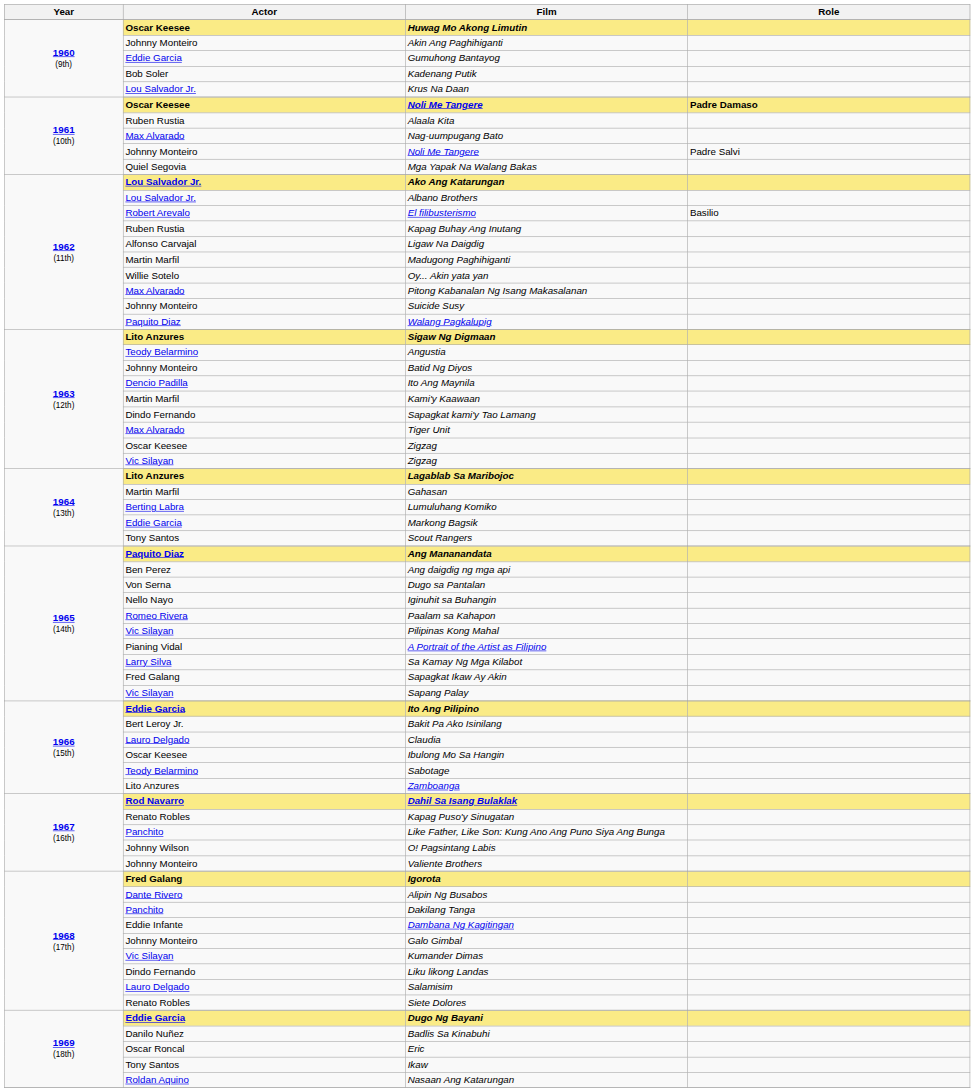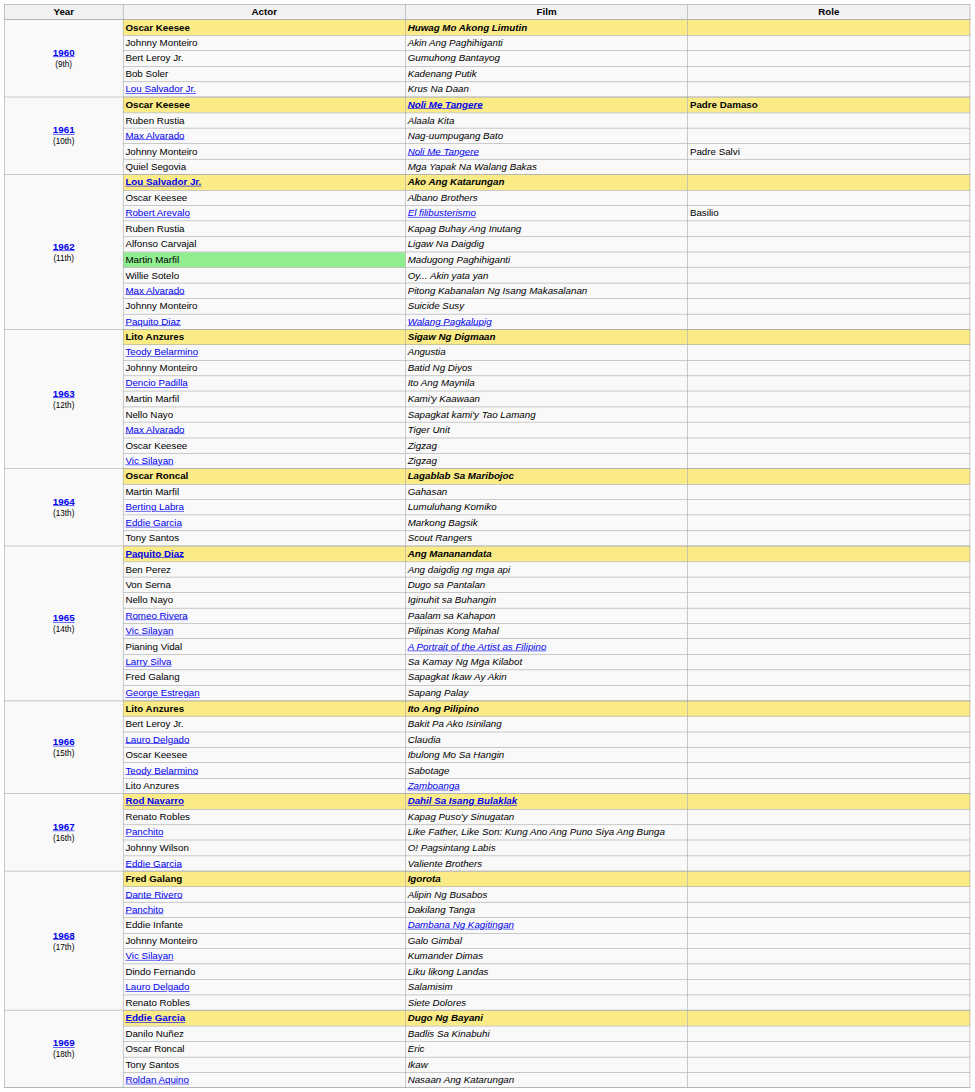(154, 58) Eddie Garcia -> (154, 58) Bert Leroy Jr.
(161, 197) Lou Salvador Jr. -> (156, 197) Oscar Keesee
(152, 259) no background -> (152, 259) lightgreen background
(160, 414) Dindo Fernando -> (149, 414) Nello Nayo
(155, 476) Lito Anzures -> (157, 476) Oscar Roncal
(149, 693) Vic Silayan -> (163, 693) George Estregan
(155, 708) Eddie Garcia -> (155, 708) Lito Anzures
(161, 863) Johnny Monteiro -> (154, 863) Eddie Garcia
